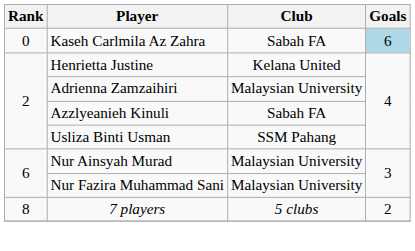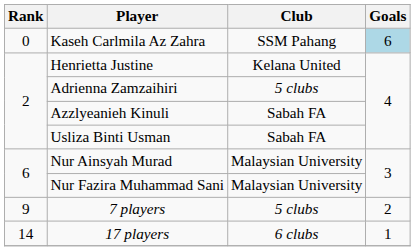(297, 40) Sabah FA -> (297, 40) SSM Pahang
(297, 88) Malaysian University -> (297, 88) 5 clubs
(297, 137) SSM Pahang -> (297, 137) Sabah FA
(26, 209) 8 -> (26, 209) 9
+ row: (137, 233)
